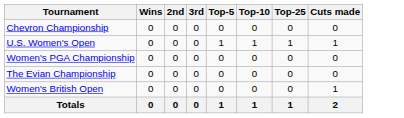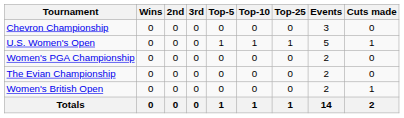+ column: (326, 12)
